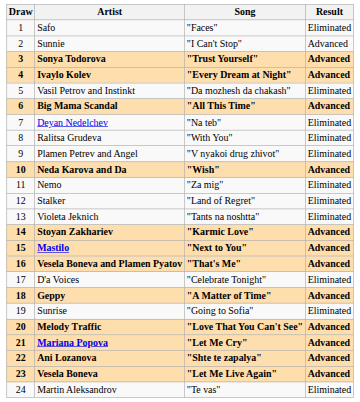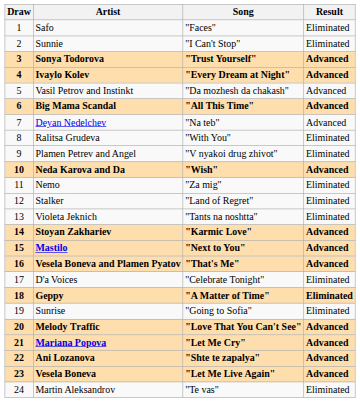(328, 43) Advanced -> (328, 43) Eliminated
(329, 91) Eliminated -> (326, 91) Advanced
(329, 122) Eliminated -> (326, 122) Advanced
(329, 295) Advanced -> (329, 295) Eliminated
